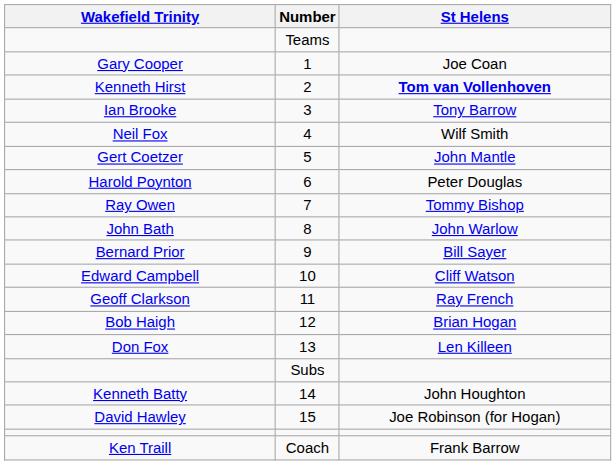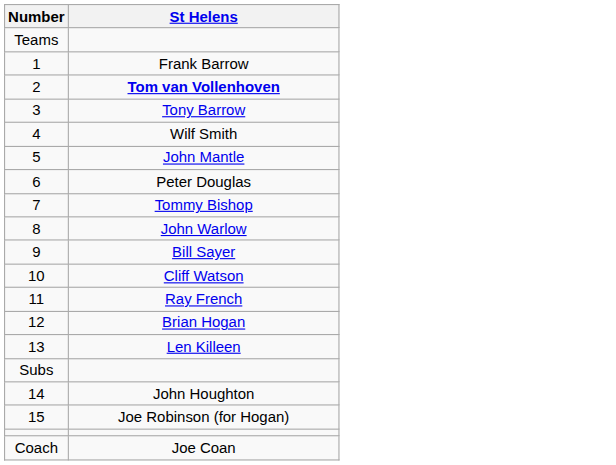- column: (140, 16)
(475, 63) Joe Coan -> (204, 63) Frank Barrow
(475, 447) Frank Barrow -> (204, 447) Joe Coan
